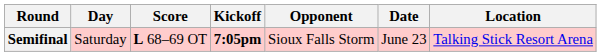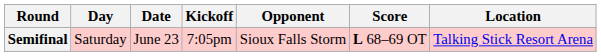columns swapped: (404, 16) <-> (170, 16)
(238, 39) bold -> (209, 39) normal
